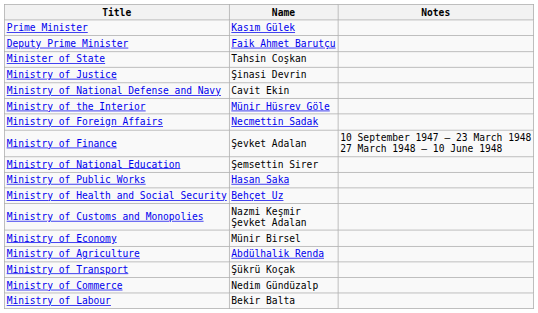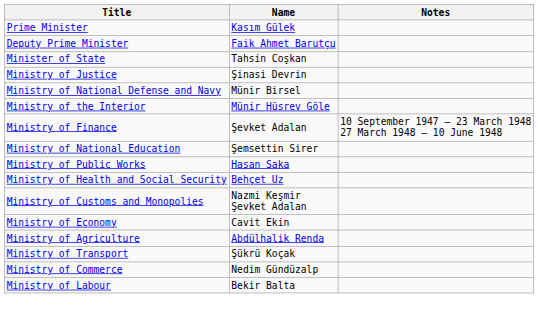(260, 91) Cavit Ekin -> (266, 91) Münir Birsel
- row: (85, 122)
(266, 238) Münir Birsel -> (260, 223) Cavit Ekin
